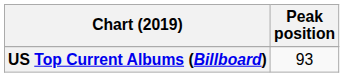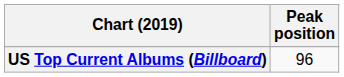(305, 59) 93 -> (305, 59) 96
